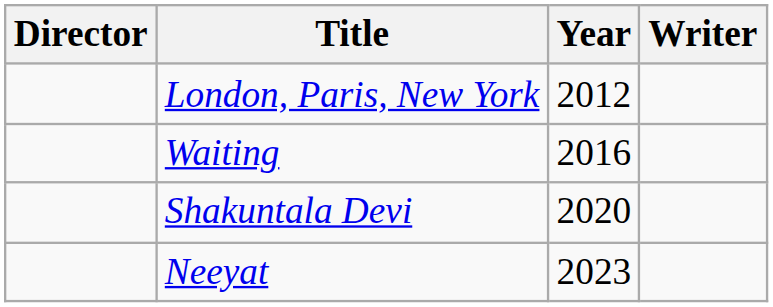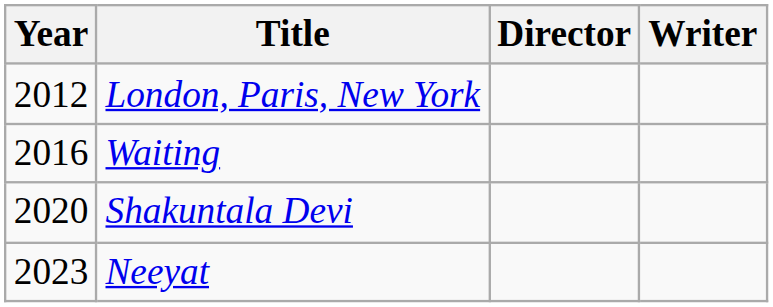columns swapped: (594, 34) <-> (81, 34)
